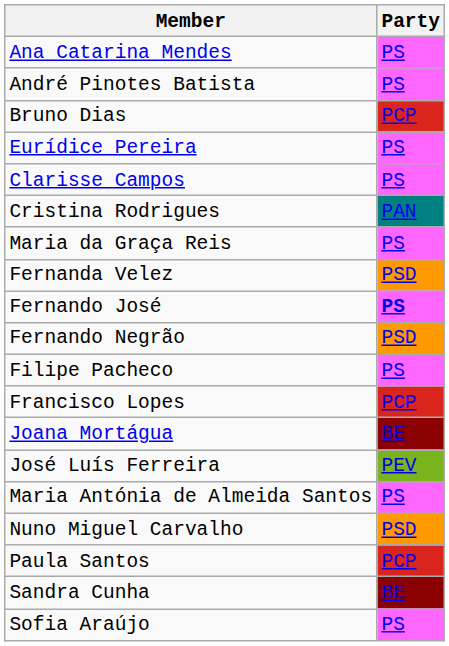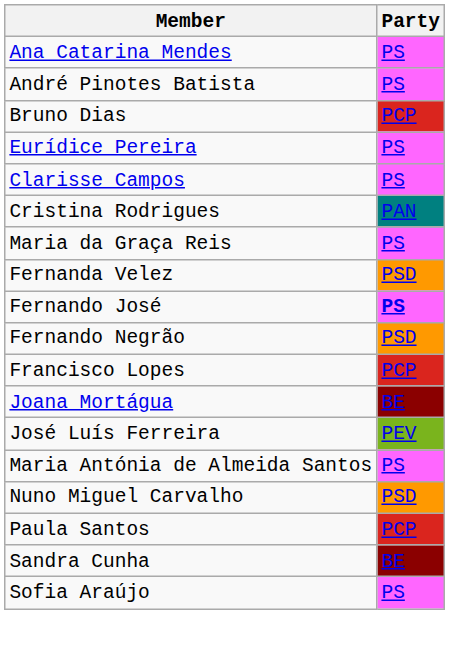- row: (91, 370)
